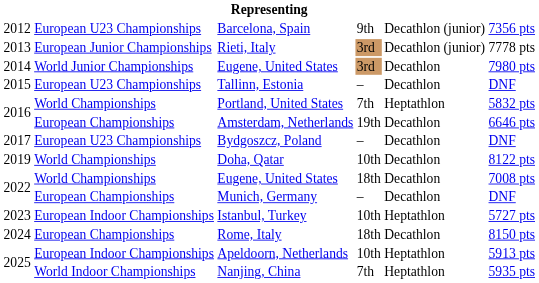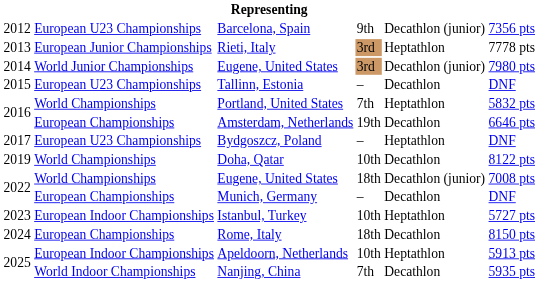(435, 47) Decathlon (junior) -> (415, 47) Heptathlon
(412, 66) Decathlon -> (435, 66) Decathlon (junior)
(412, 141) Decathlon -> (415, 141) Heptathlon
(412, 178) Decathlon -> (435, 178) Decathlon (junior)
(415, 272) Heptathlon -> (412, 272) Decathlon
